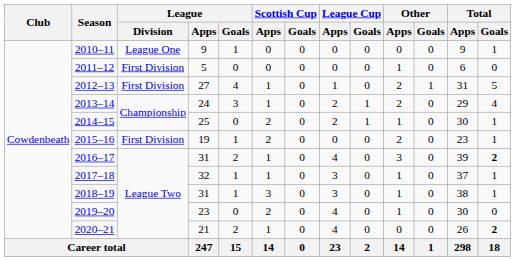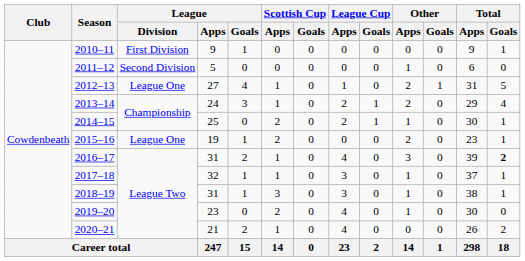(153, 49) League One -> (157, 49) First Division
(153, 67) First Division -> (157, 67) Second Division
(153, 85) First Division -> (157, 85) League One
(153, 139) First Division -> (157, 139) League One
(494, 229) bold -> (503, 229) normal
